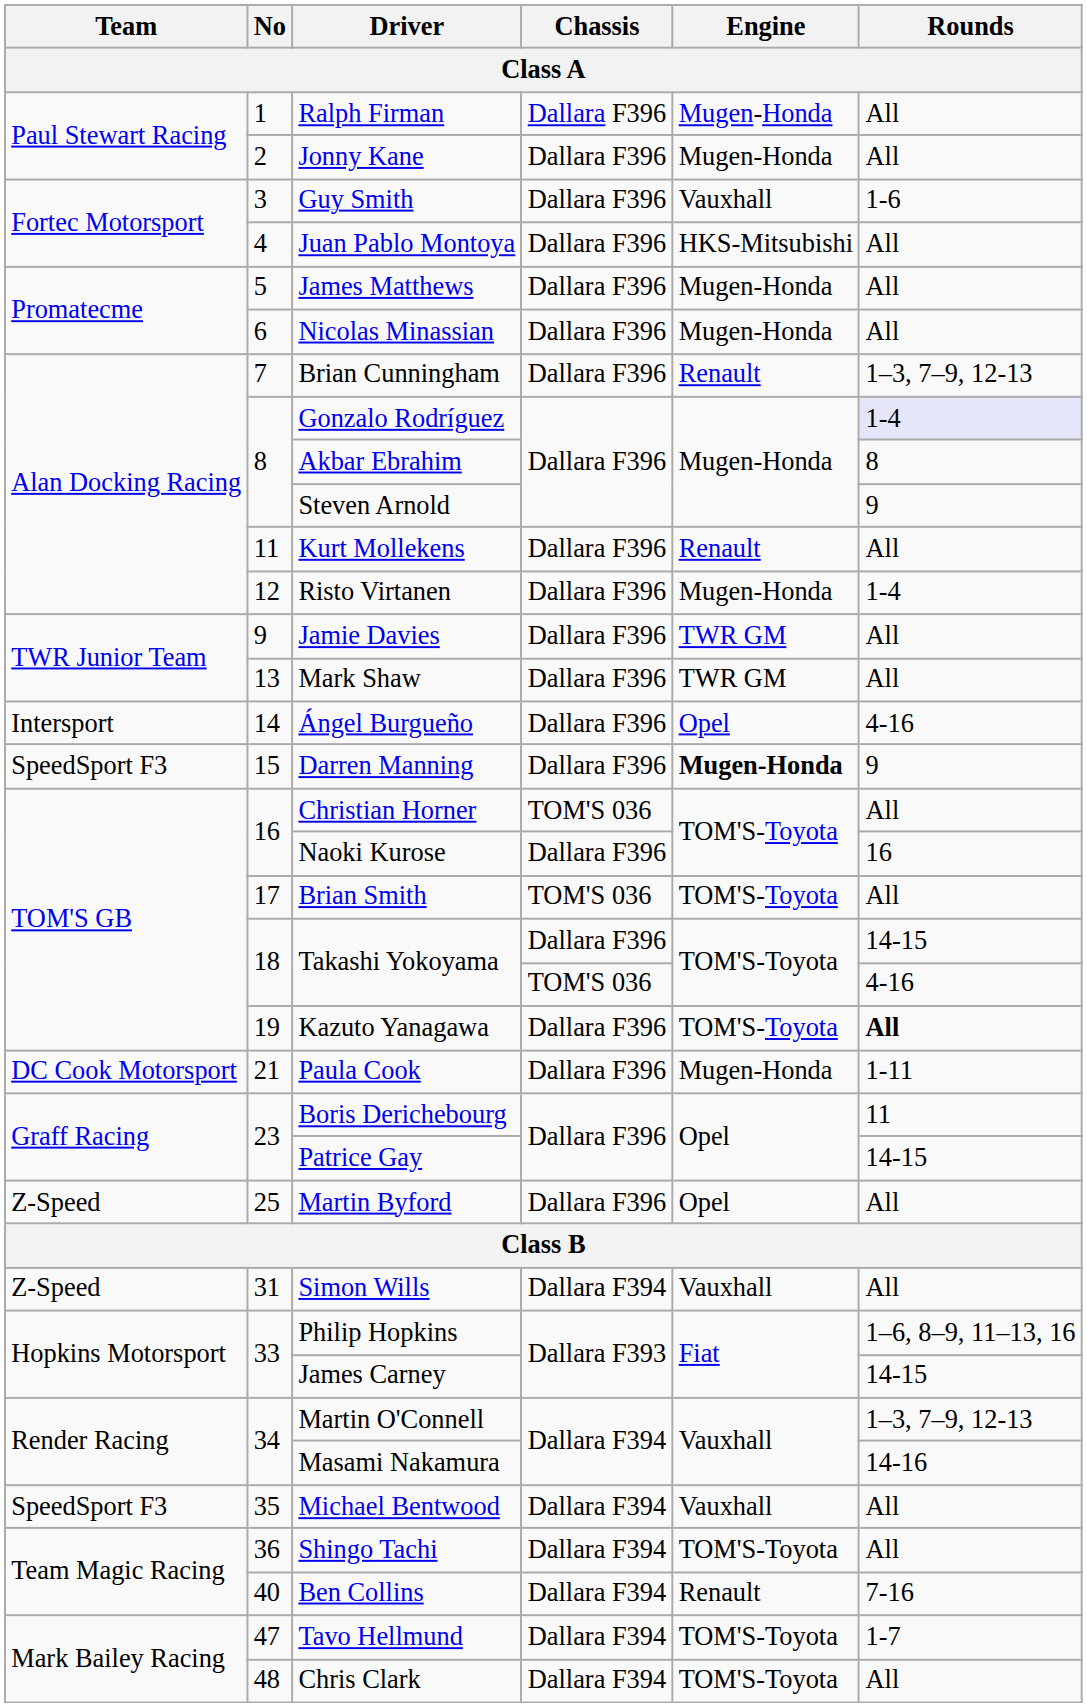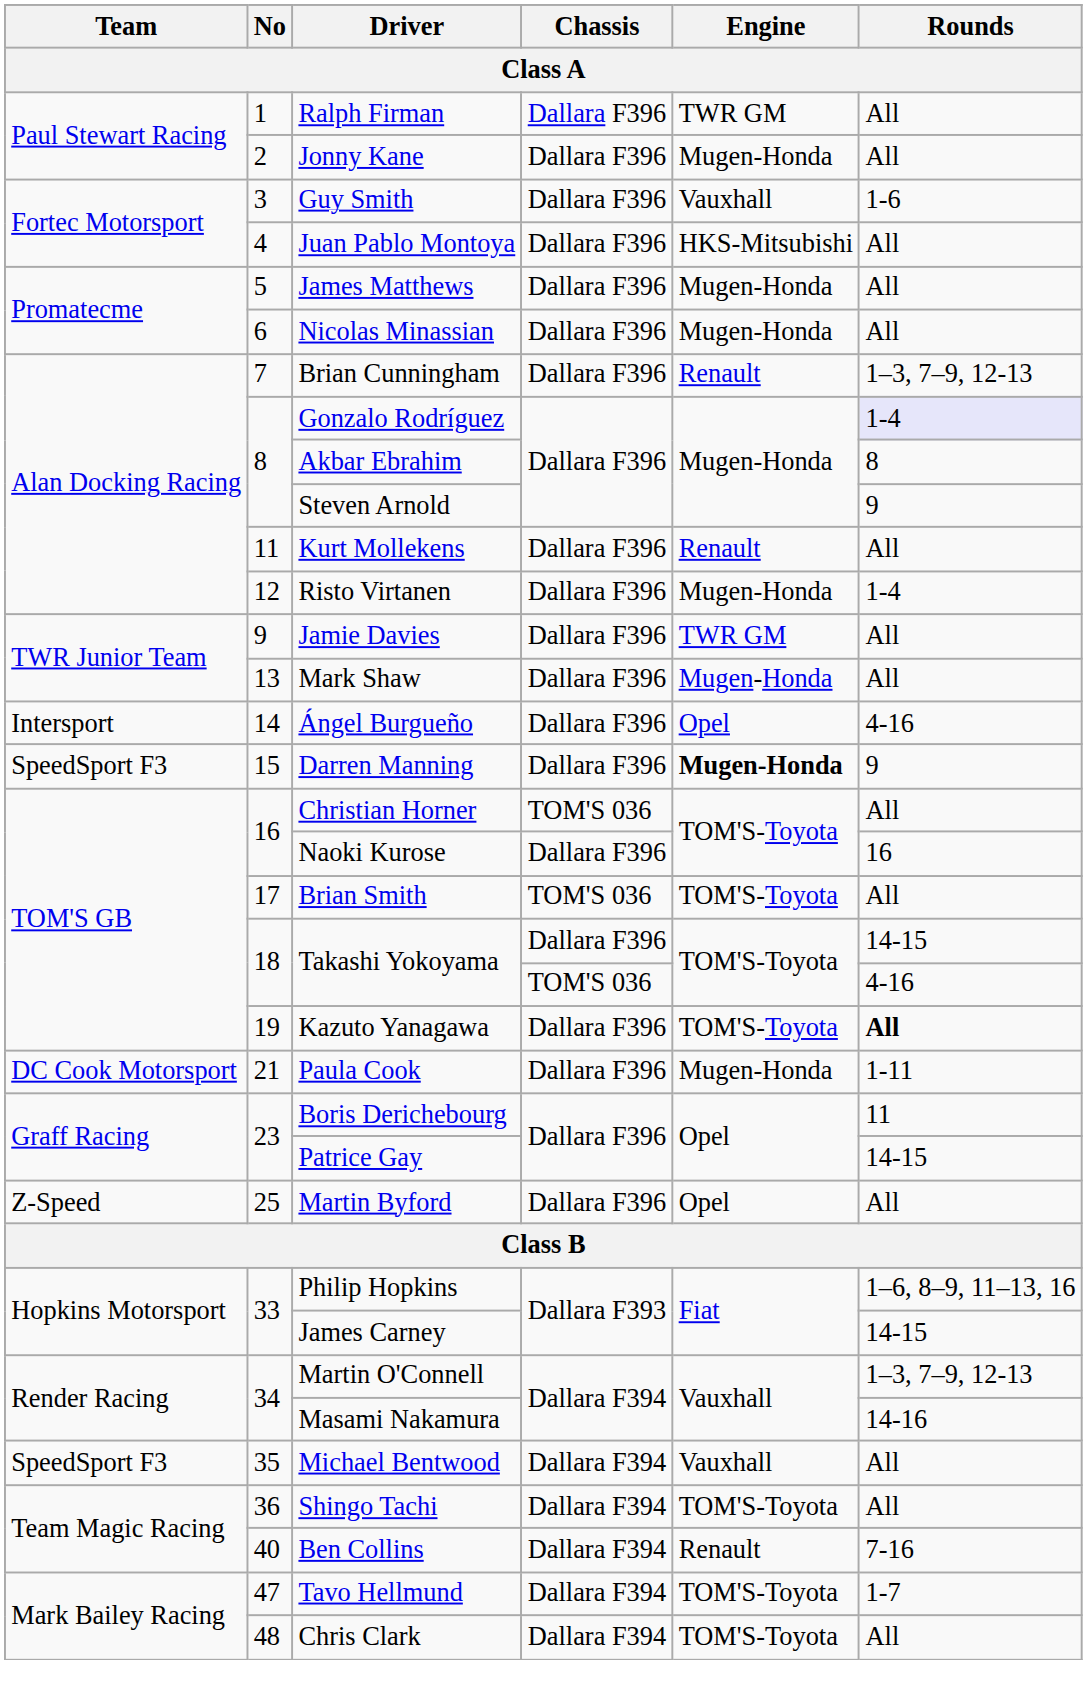(756, 112) Mugen-Honda -> (733, 112) TWR GM
(733, 678) TWR GM -> (756, 678) Mugen-Honda
- row: (364, 1288)
